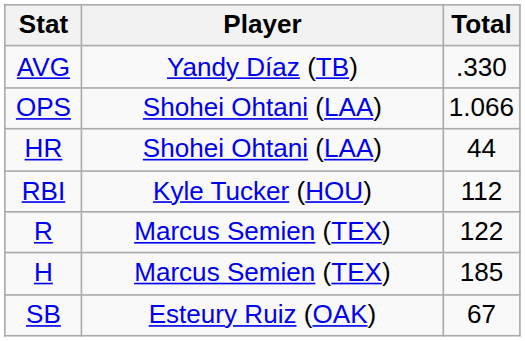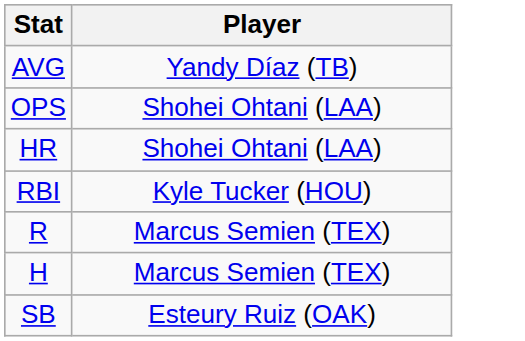- column: (481, 25)
